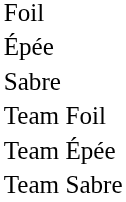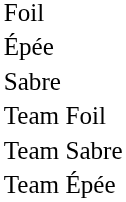rows swapped: (60, 150) <-> (63, 185)
